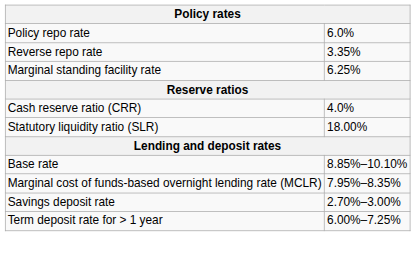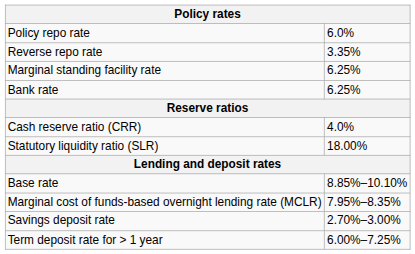+ row: (33, 89)
